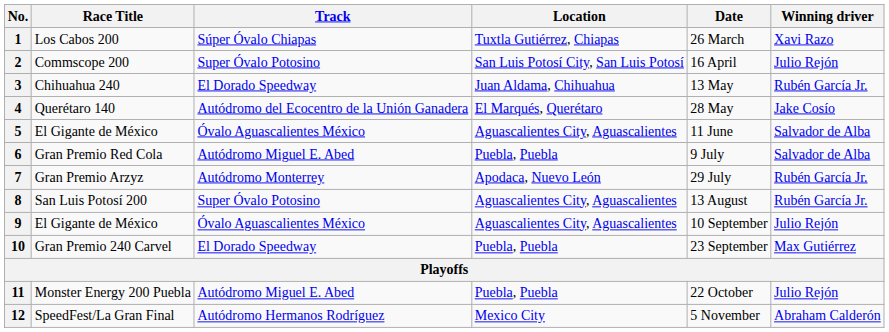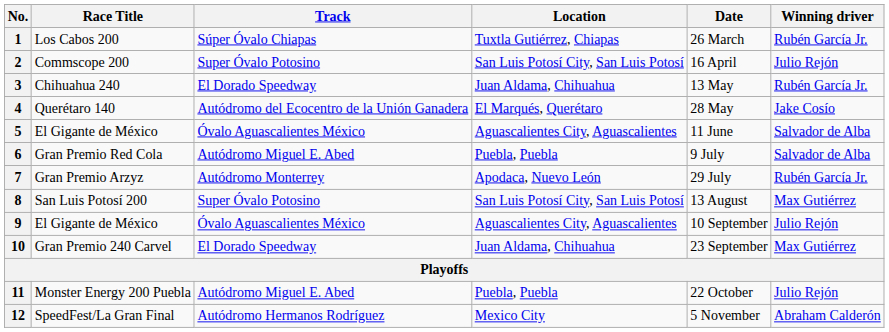(804, 39) Xavi Razo -> (821, 39) Rubén García Jr.
(576, 200) Aguascalientes City, Aguascalientes -> (579, 200) San Luis Potosí City, San Luis Potosí
(821, 200) Rubén García Jr. -> (815, 200) Max Gutiérrez
(516, 246) Puebla, Puebla -> (545, 246) Juan Aldama, Chihuahua
